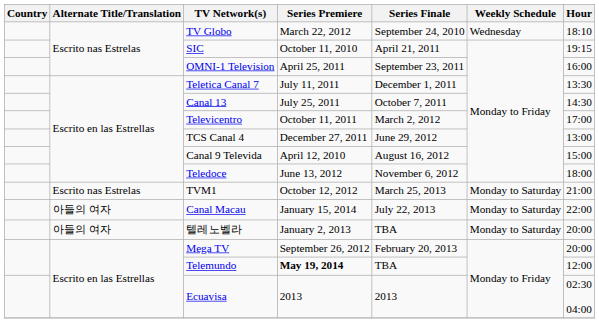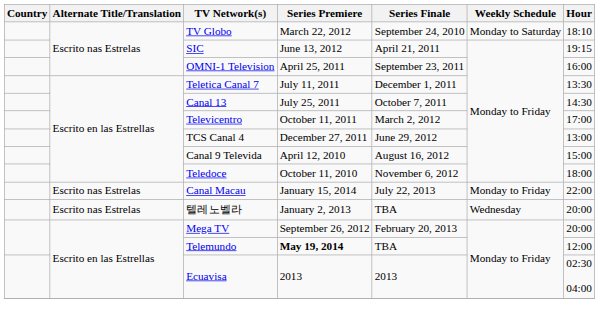(495, 31) Wednesday -> (515, 31) Monday to Saturday
(318, 48) October 11, 2010 -> (311, 48) June 13, 2012
(311, 173) June 13, 2012 -> (318, 173) October 11, 2010
- row: (201, 191)
(82, 209) 아들의 여자 -> (96, 191) Escrito nas Estrelas
(515, 209) Monday to Saturday -> (510, 191) Monday to Friday
(82, 229) 아들의 여자 -> (96, 209) Escrito nas Estrelas
(515, 229) Monday to Saturday -> (495, 209) Wednesday
